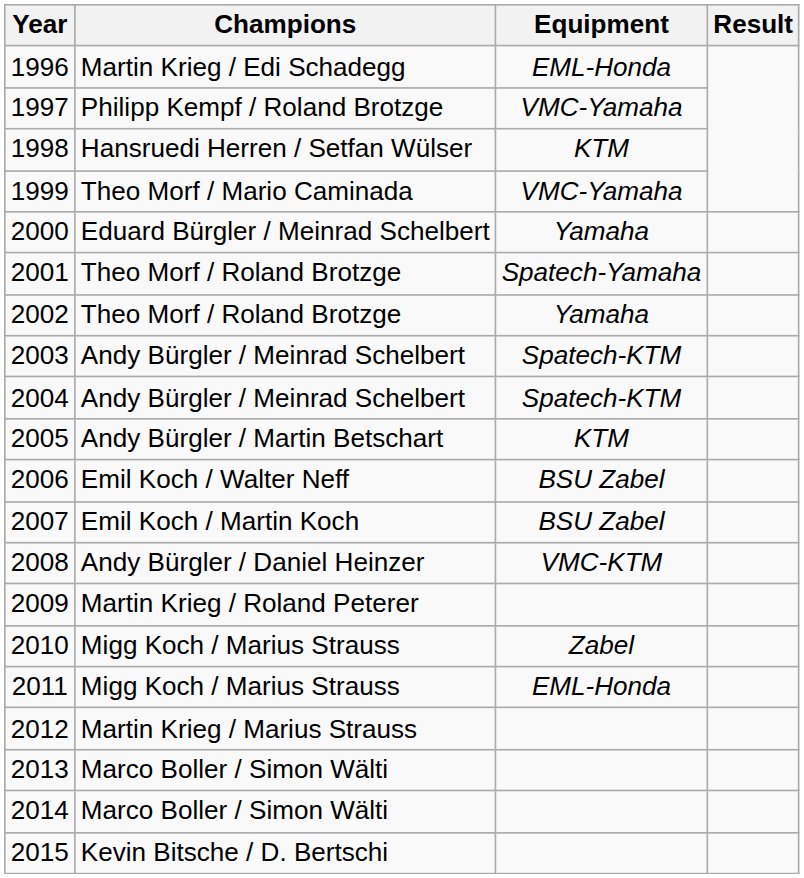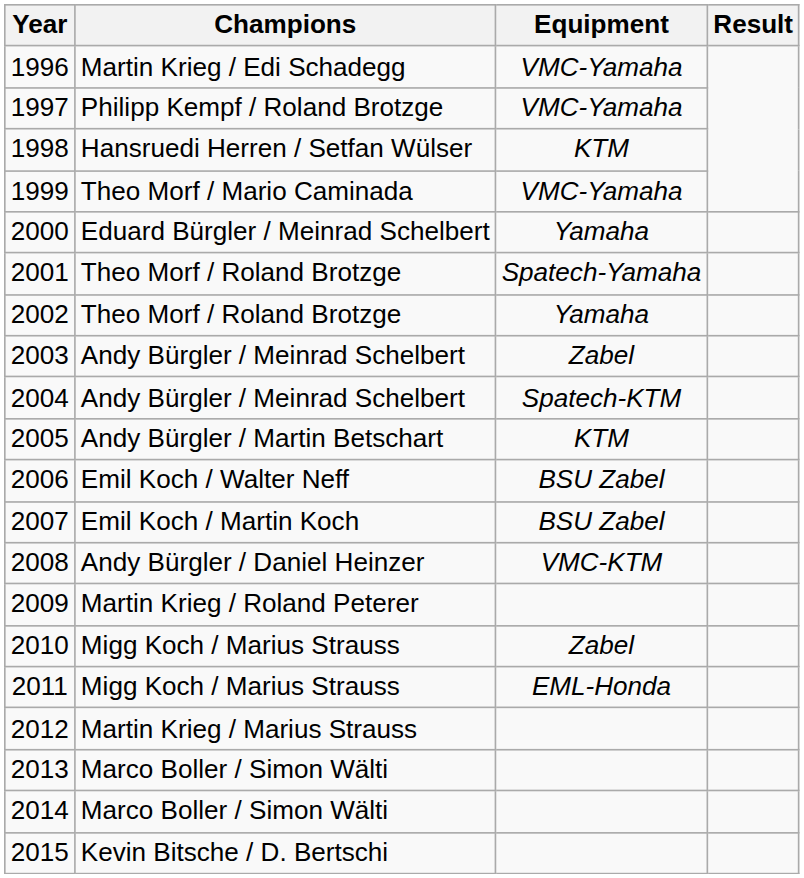(601, 66) EML-Honda -> (601, 66) VMC-Yamaha
(601, 356) Spatech-KTM -> (601, 356) Zabel
